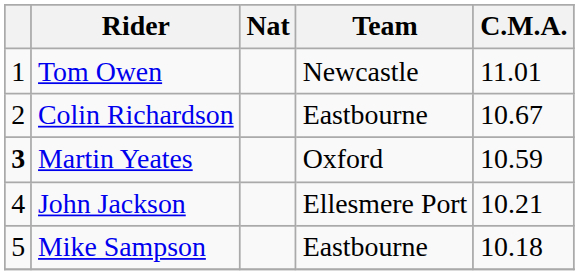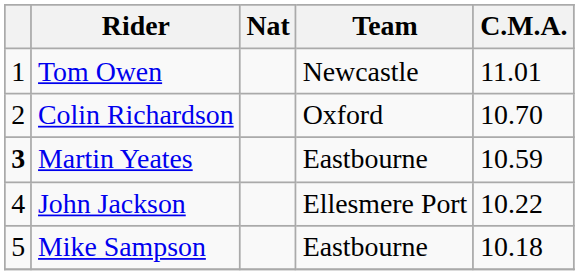(365, 114) Eastbourne -> (343, 114) Oxford
(511, 114) 10.67 -> (511, 114) 10.70
(343, 159) Oxford -> (365, 159) Eastbourne
(511, 203) 10.21 -> (511, 203) 10.22
